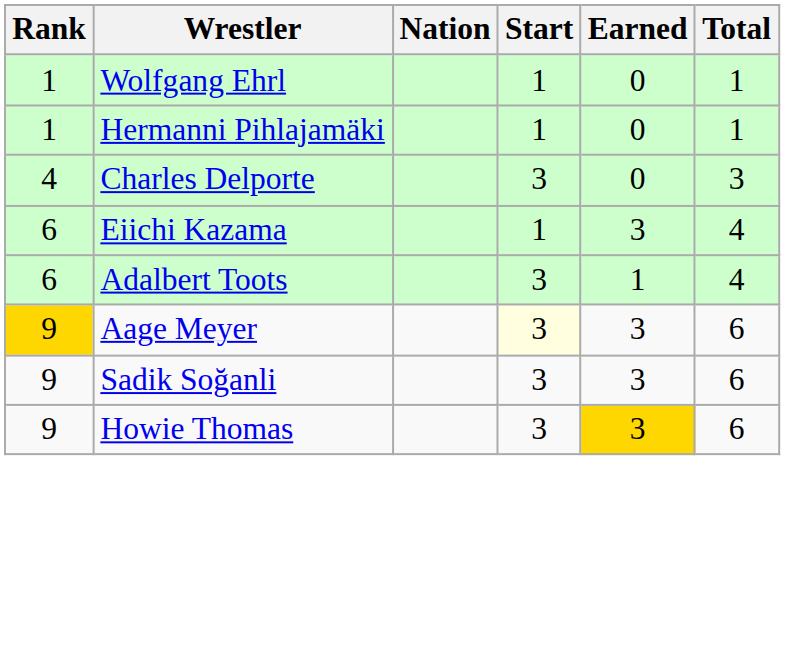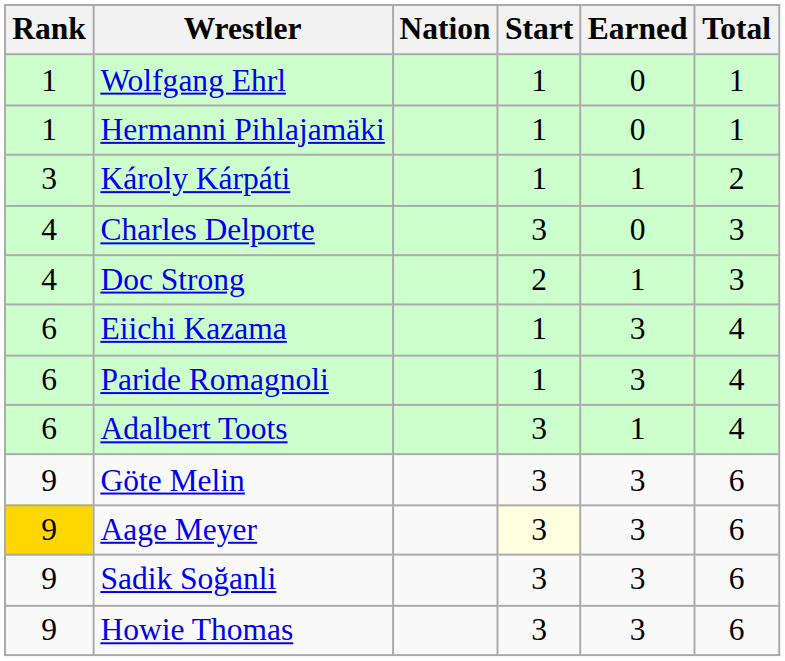+ row: (195, 179)
+ row: (173, 279)
+ row: (215, 379)
+ row: (173, 479)
(638, 429) gold background -> (638, 629) no background
